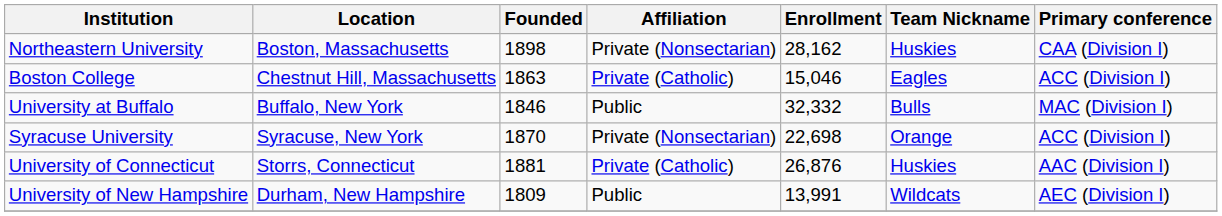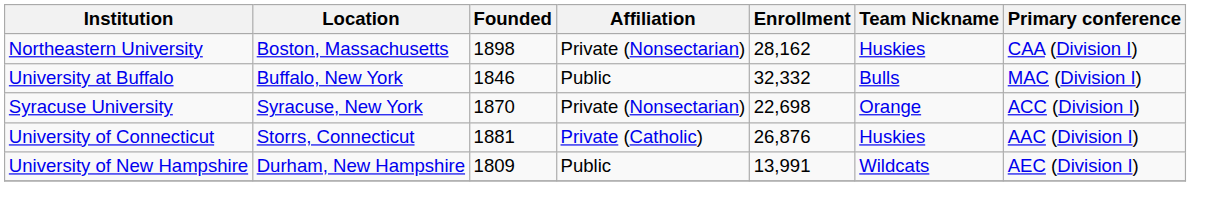- row: (72, 78)
